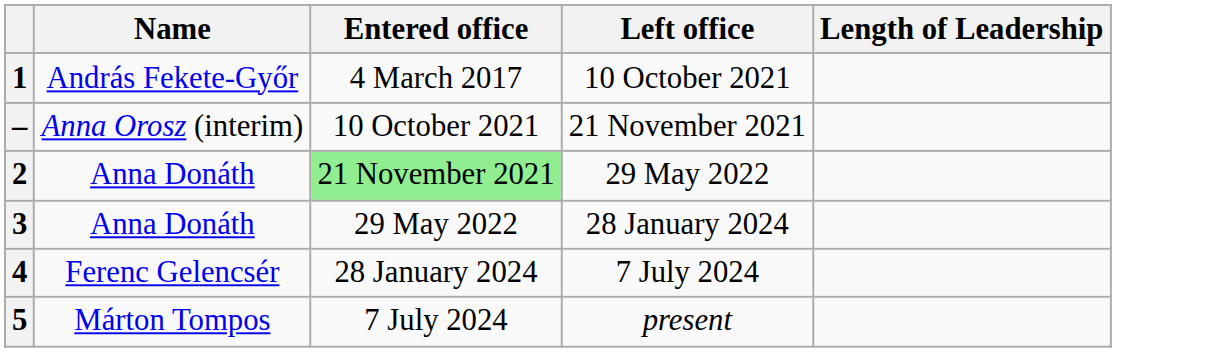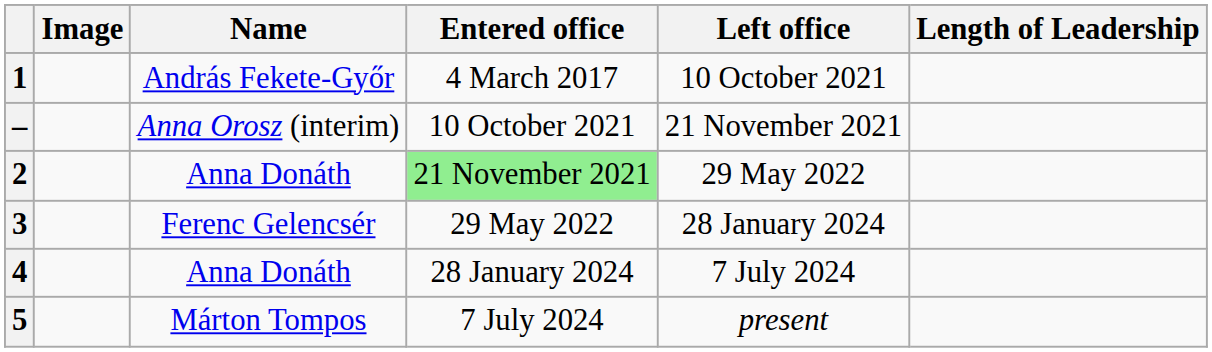+ column: (83, 28)
(172, 223) Anna Donáth -> (268, 223) Ferenc Gelencsér
(172, 272) Ferenc Gelencsér -> (268, 272) Anna Donáth
